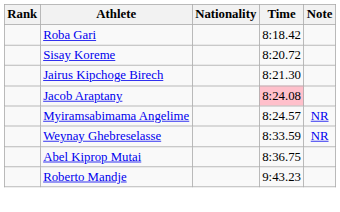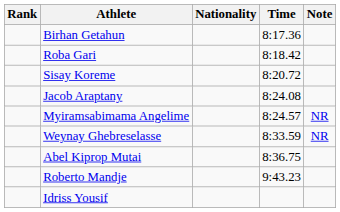+ row: (84, 34)
- row: (103, 75)
(282, 95) pink background -> (282, 95) no background
+ row: (76, 197)
